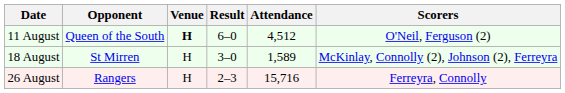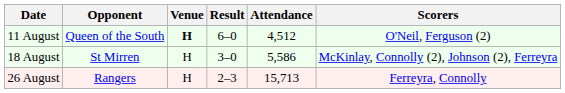(282, 57) 1,589 -> (282, 57) 5,586
(282, 78) 15,716 -> (282, 78) 15,713
